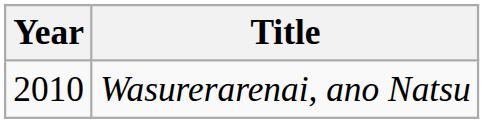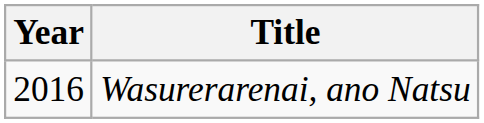(49, 88) 2010 -> (49, 88) 2016
